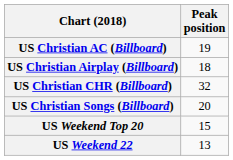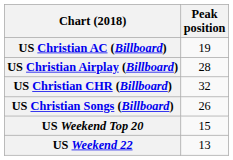(205, 67) 18 -> (205, 67) 28
(205, 106) 20 -> (205, 106) 26
